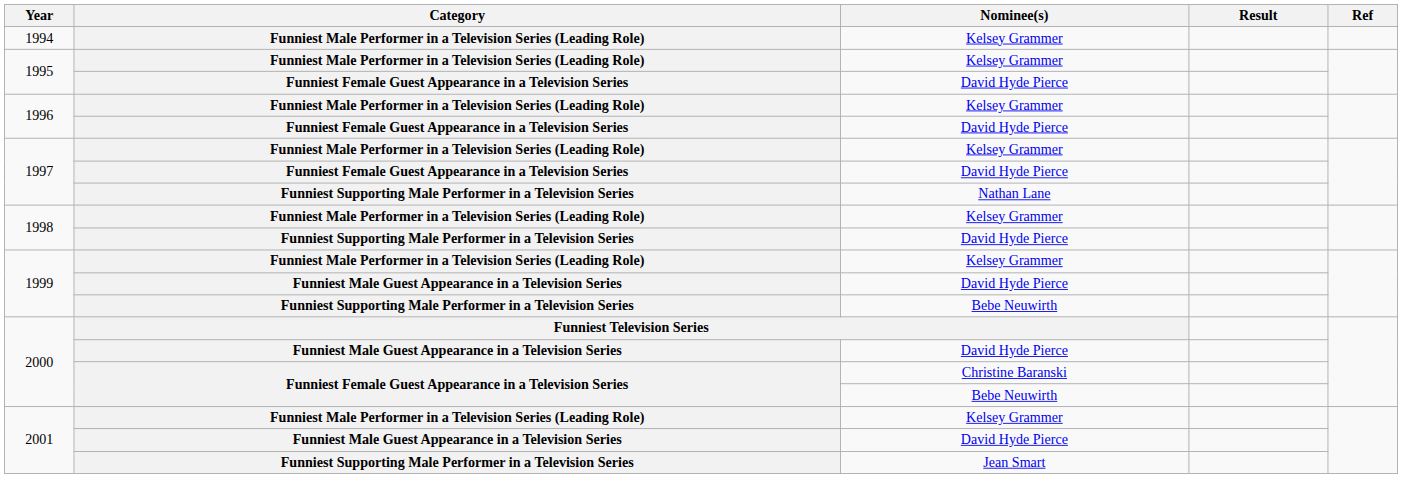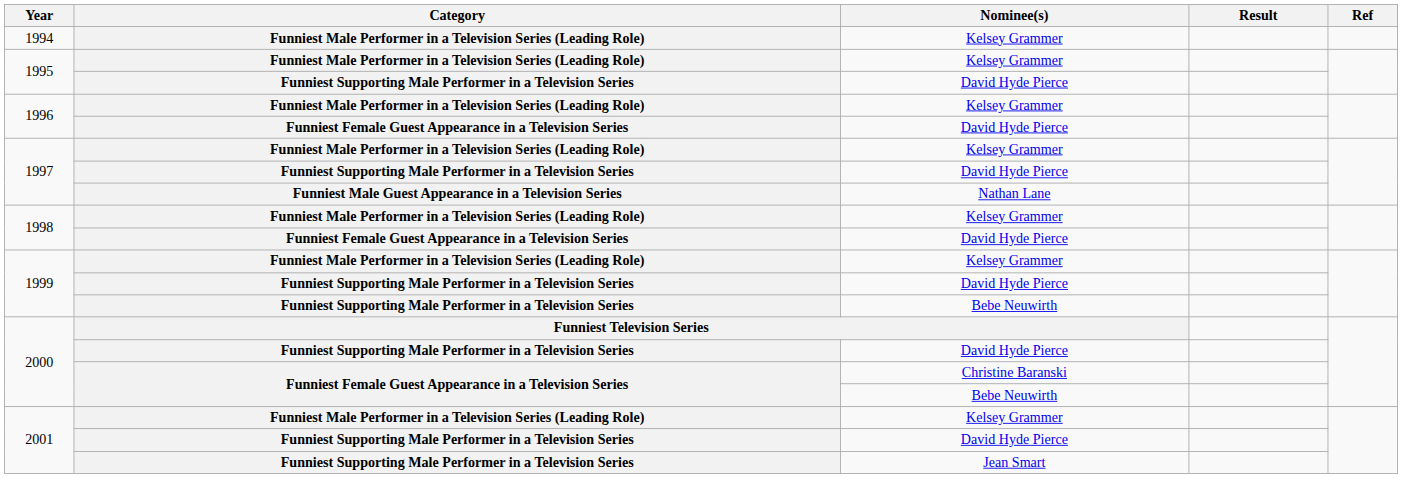(457, 82) Funniest Female Guest Appearance in a Television Series -> (457, 82) Funniest Supporting Male Performer in a Television Series
(457, 171) Funniest Female Guest Appearance in a Television Series -> (457, 171) Funniest Supporting Male Performer in a Television Series
(457, 194) Funniest Supporting Male Performer in a Television Series -> (457, 194) Funniest Male Guest Appearance in a Television Series
(457, 238) Funniest Supporting Male Performer in a Television Series -> (457, 238) Funniest Female Guest Appearance in a Television Series
(457, 283) Funniest Male Guest Appearance in a Television Series -> (457, 283) Funniest Supporting Male Performer in a Television Series
(457, 350) Funniest Male Guest Appearance in a Television Series -> (457, 350) Funniest Supporting Male Performer in a Television Series
(457, 439) Funniest Male Guest Appearance in a Television Series -> (457, 439) Funniest Supporting Male Performer in a Television Series
